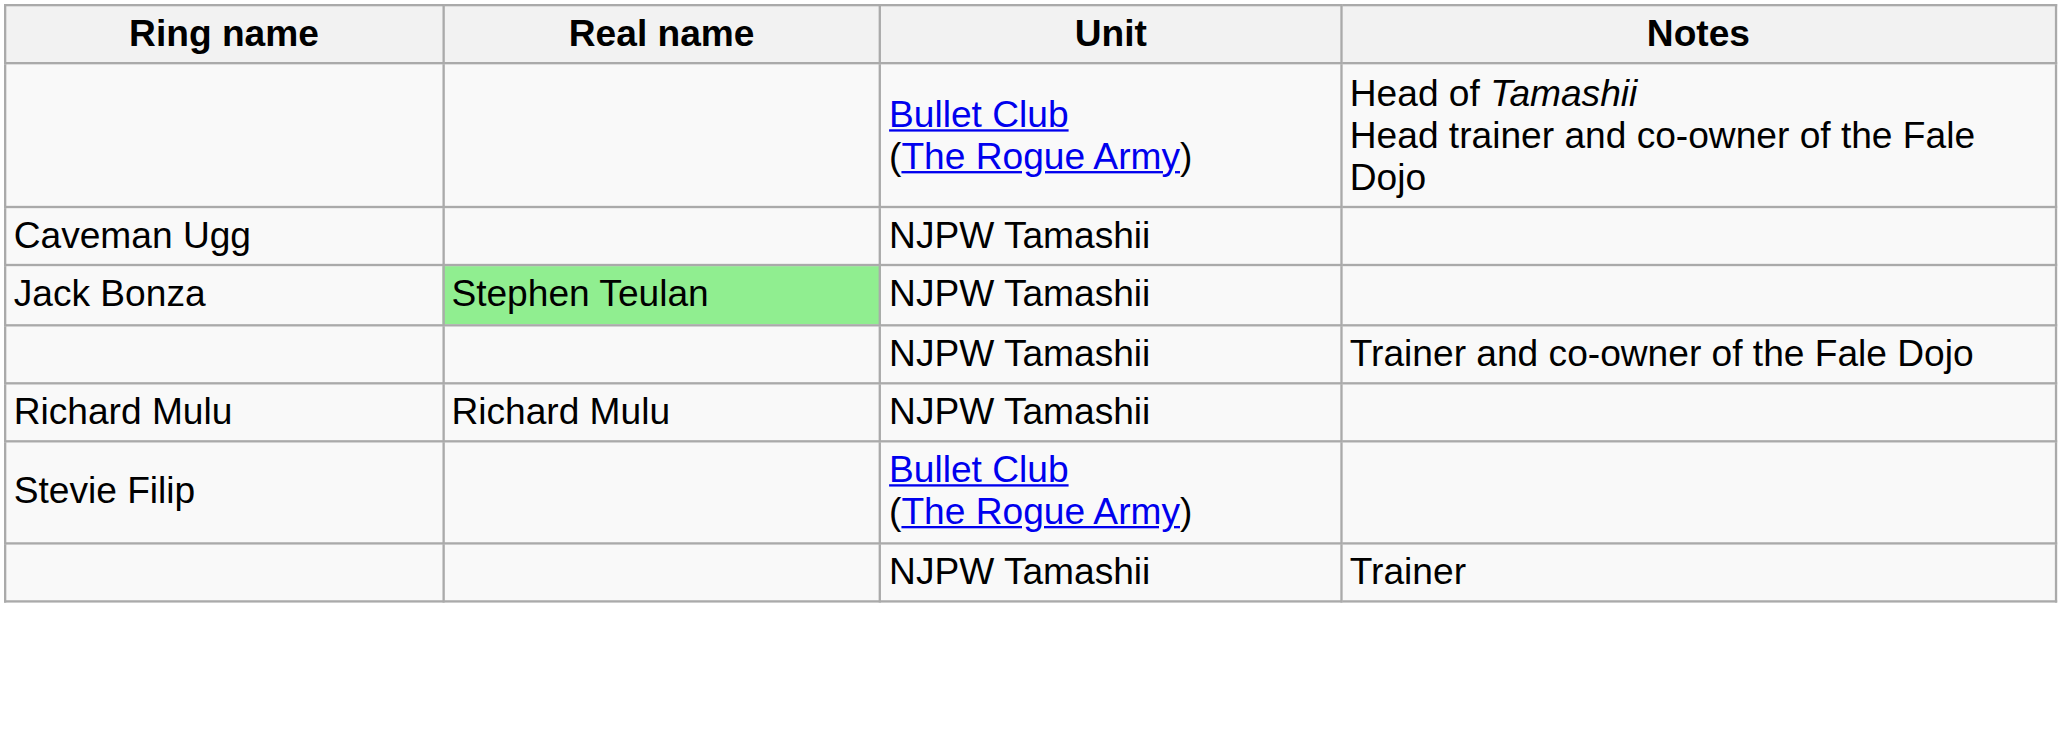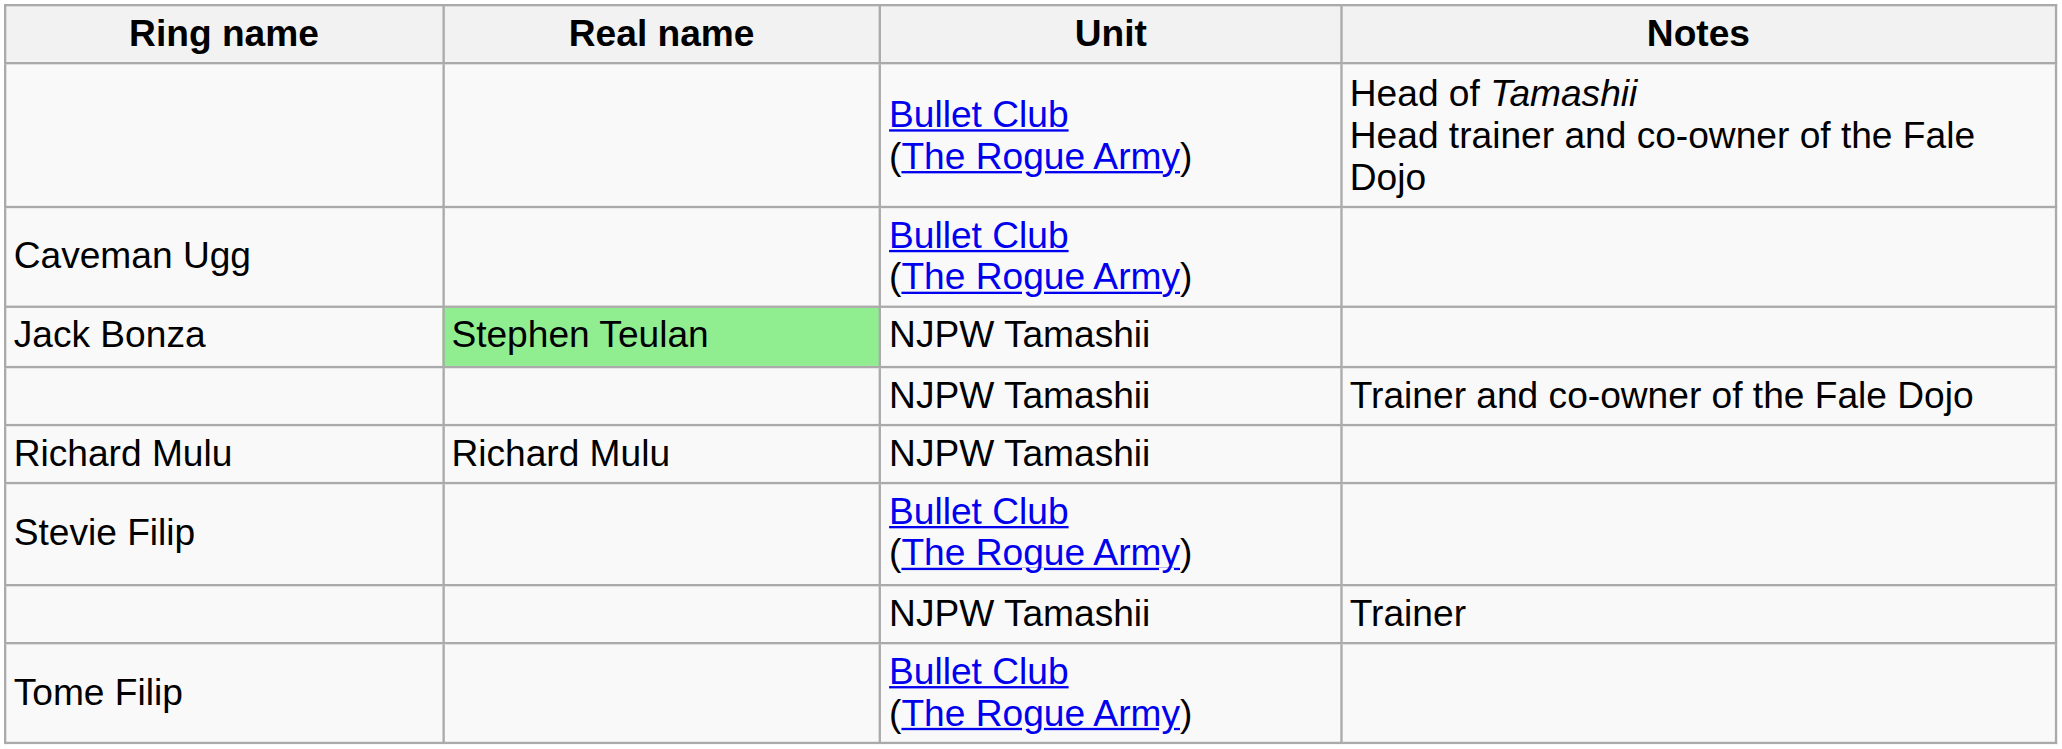(1020, 235) NJPW Tamashii -> (1041, 256) Bullet Club (The Rogue Army)
+ row: (98, 692)
